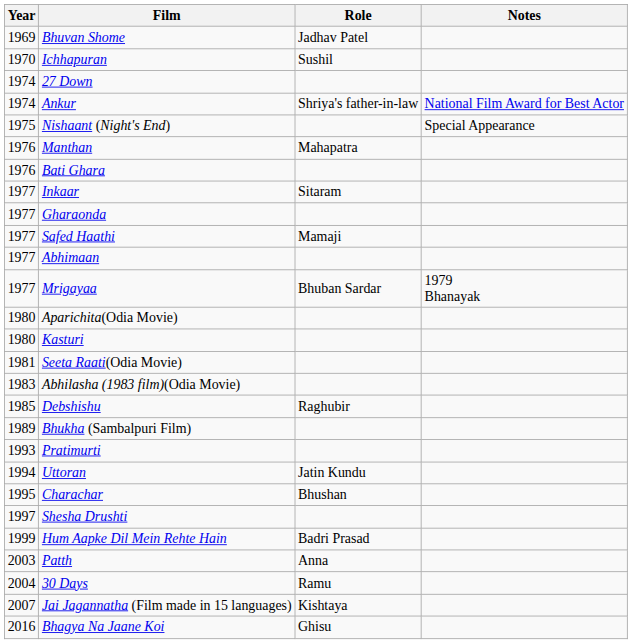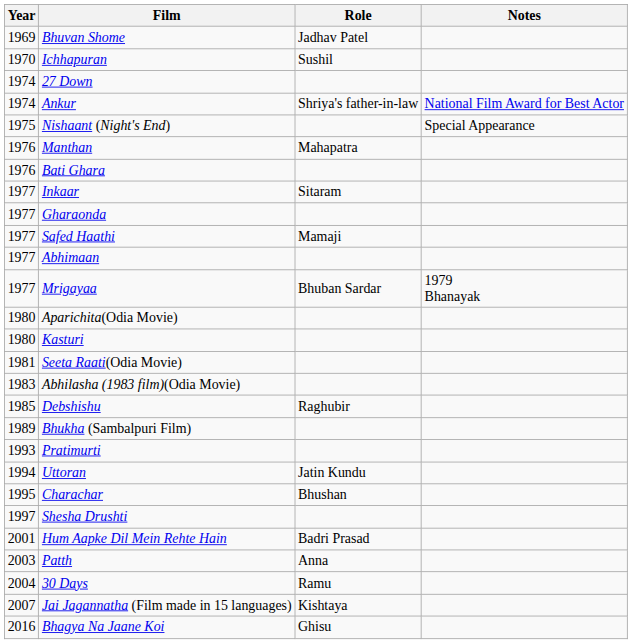(22, 538) 1999 -> (22, 538) 2001
